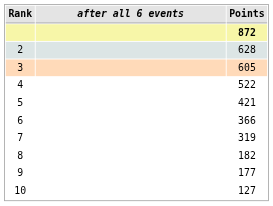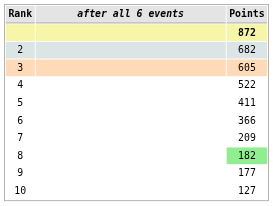(247, 50) 628 -> (247, 50) 682
(247, 103) 421 -> (247, 103) 411
(247, 138) 319 -> (247, 138) 209
(247, 156) no background -> (247, 156) lightgreen background
